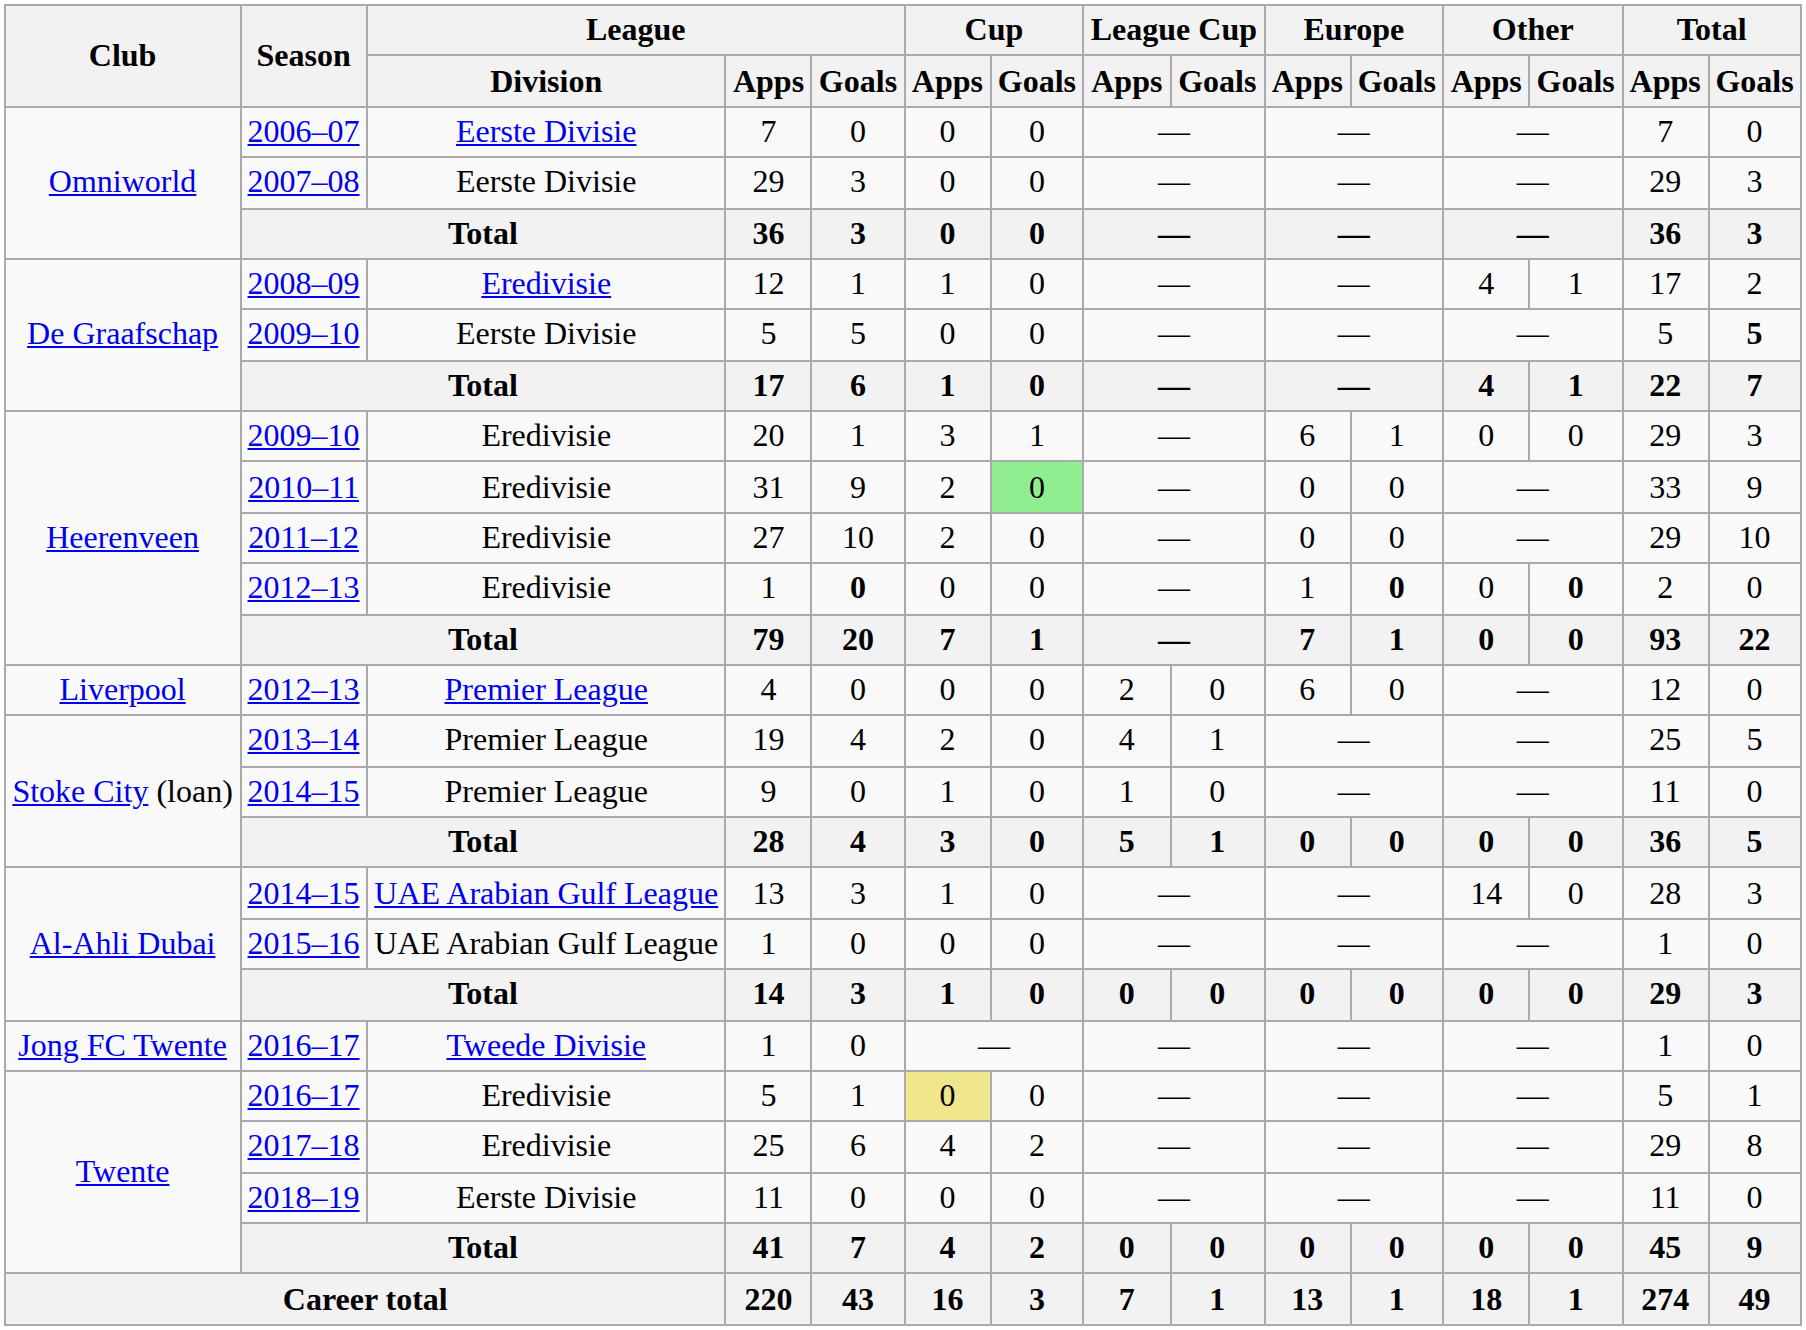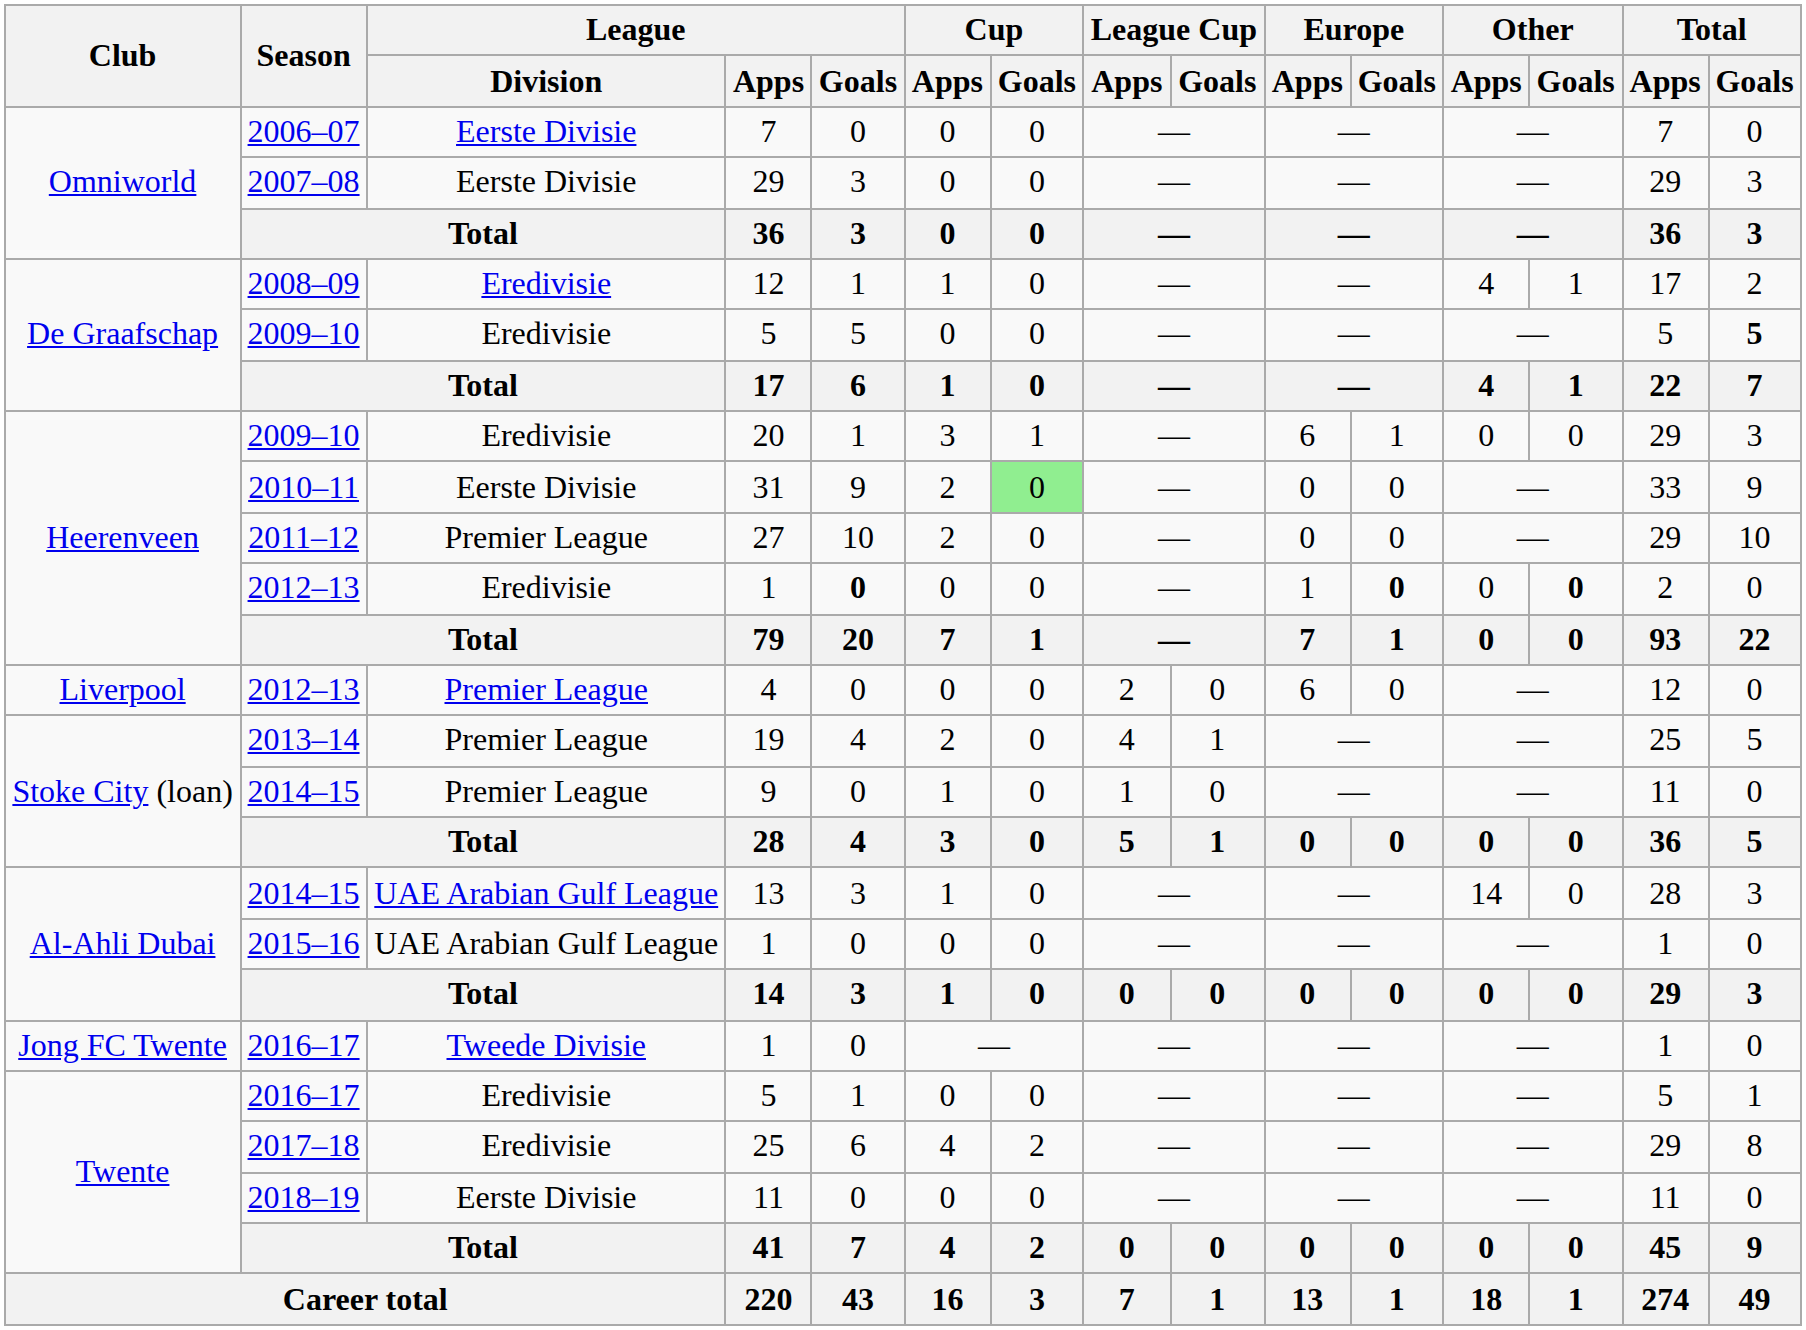(546, 334) Eerste Divisie -> (546, 334) Eredivisie
(546, 486) Eredivisie -> (546, 486) Eerste Divisie
(546, 537) Eredivisie -> (546, 537) Premier League
(947, 1095) khaki background -> (947, 1095) no background
